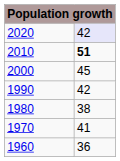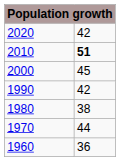(84, 33) lavender background -> (84, 33) no background
(84, 128) 41 -> (84, 128) 44
